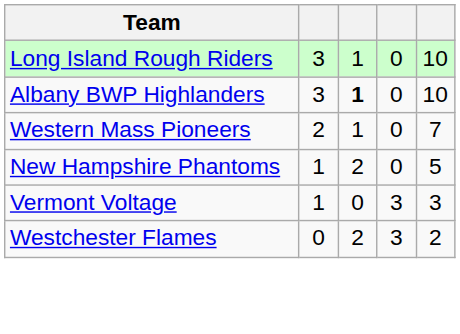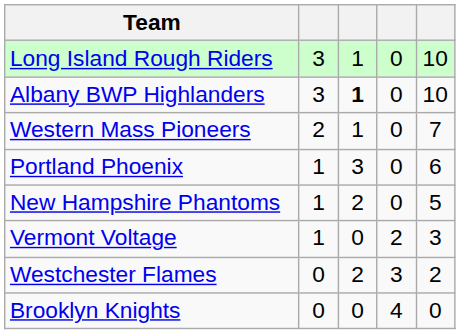+ row: (96, 166)
(396, 202) 3 -> (396, 238) 2
+ row: (95, 310)
